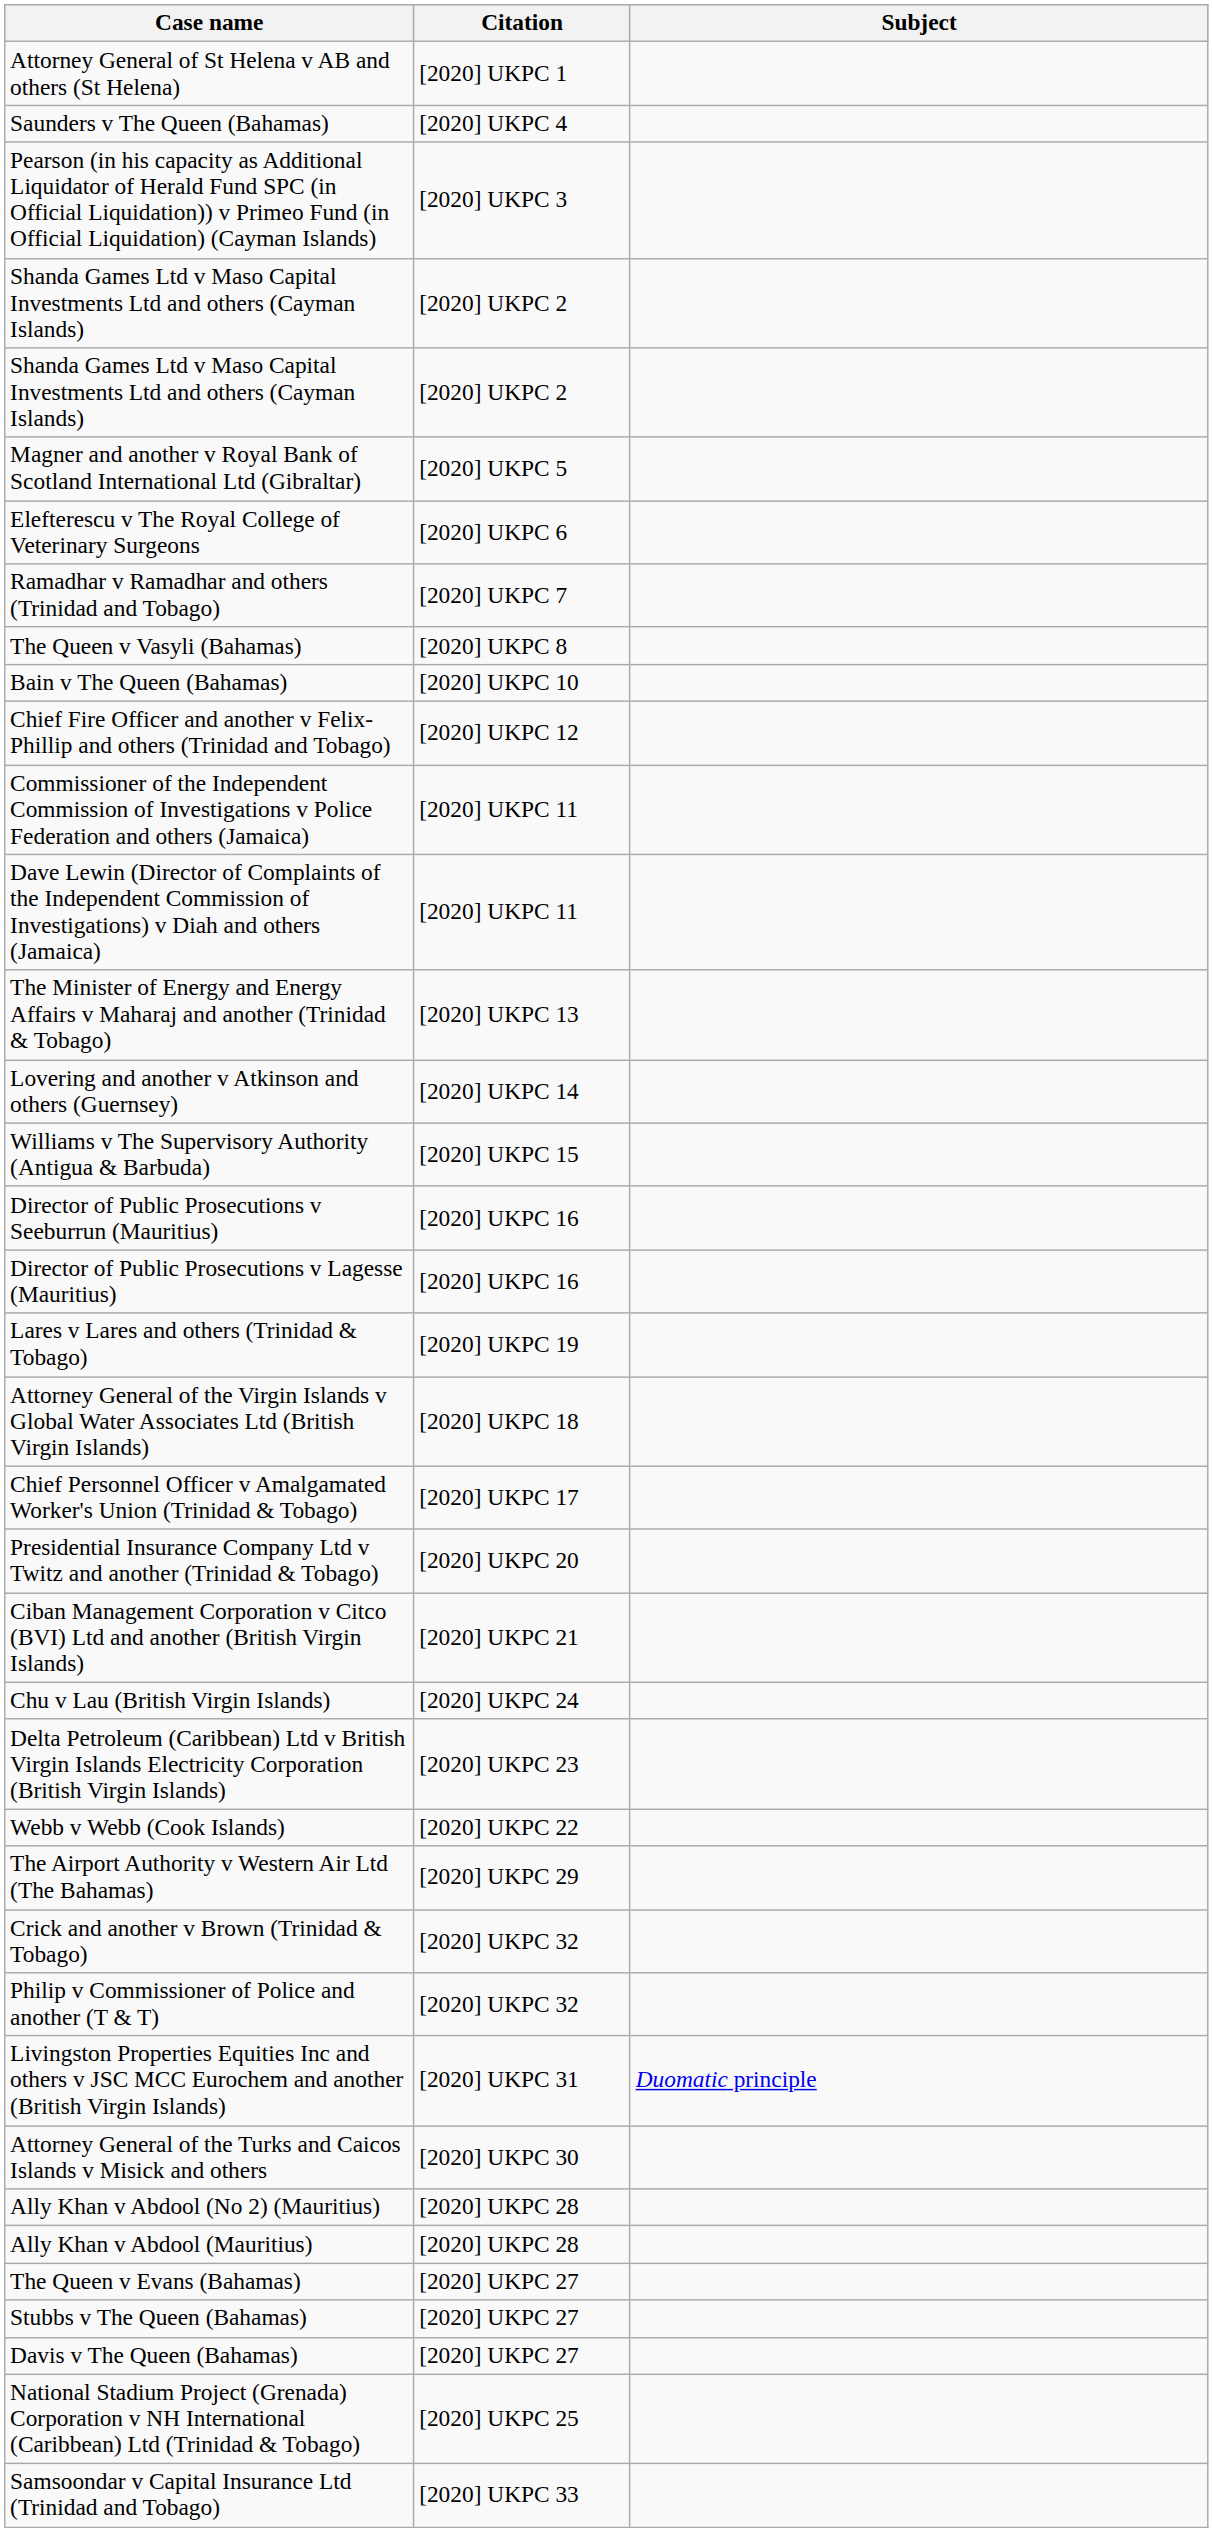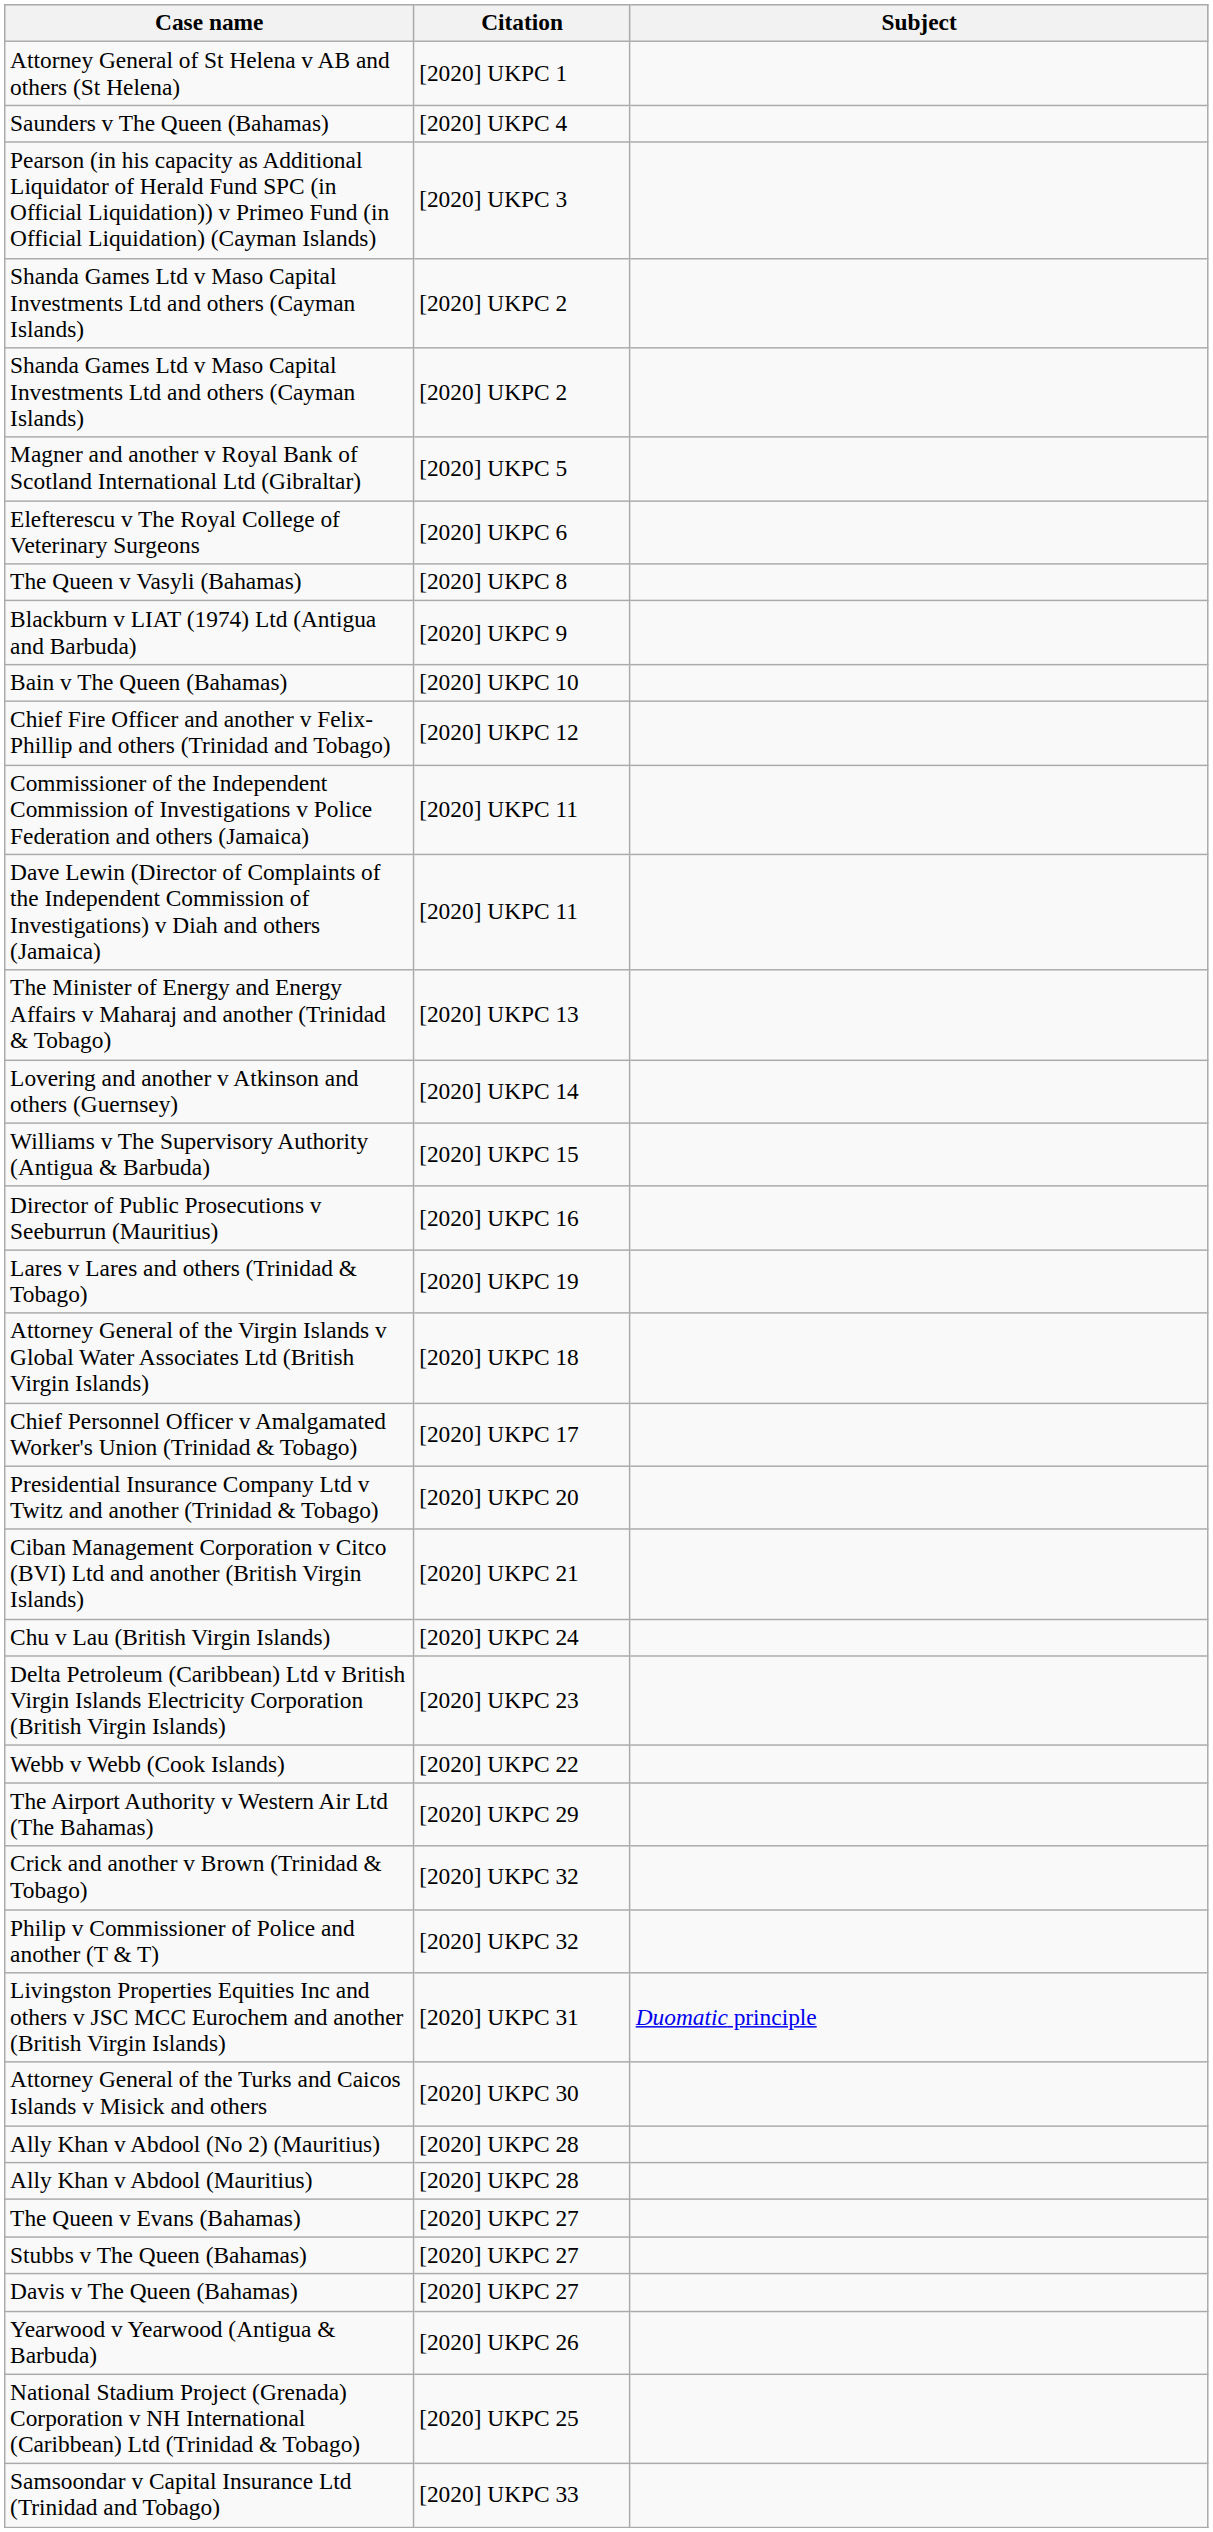- row: (169, 595)
+ row: (193, 632)
- row: (206, 1281)
+ row: (173, 2342)
